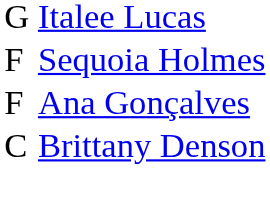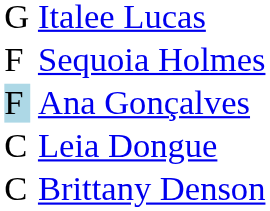(14, 102) no background -> (14, 102) lightblue background
+ row: (128, 145)
